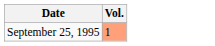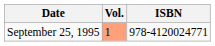+ column: (169, 13)
